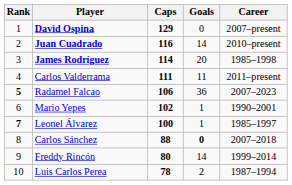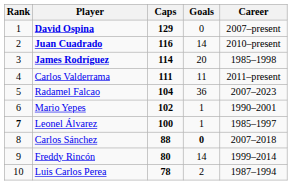(18, 92) bold -> (18, 92) normal
(165, 92) 106 -> (165, 92) 104
